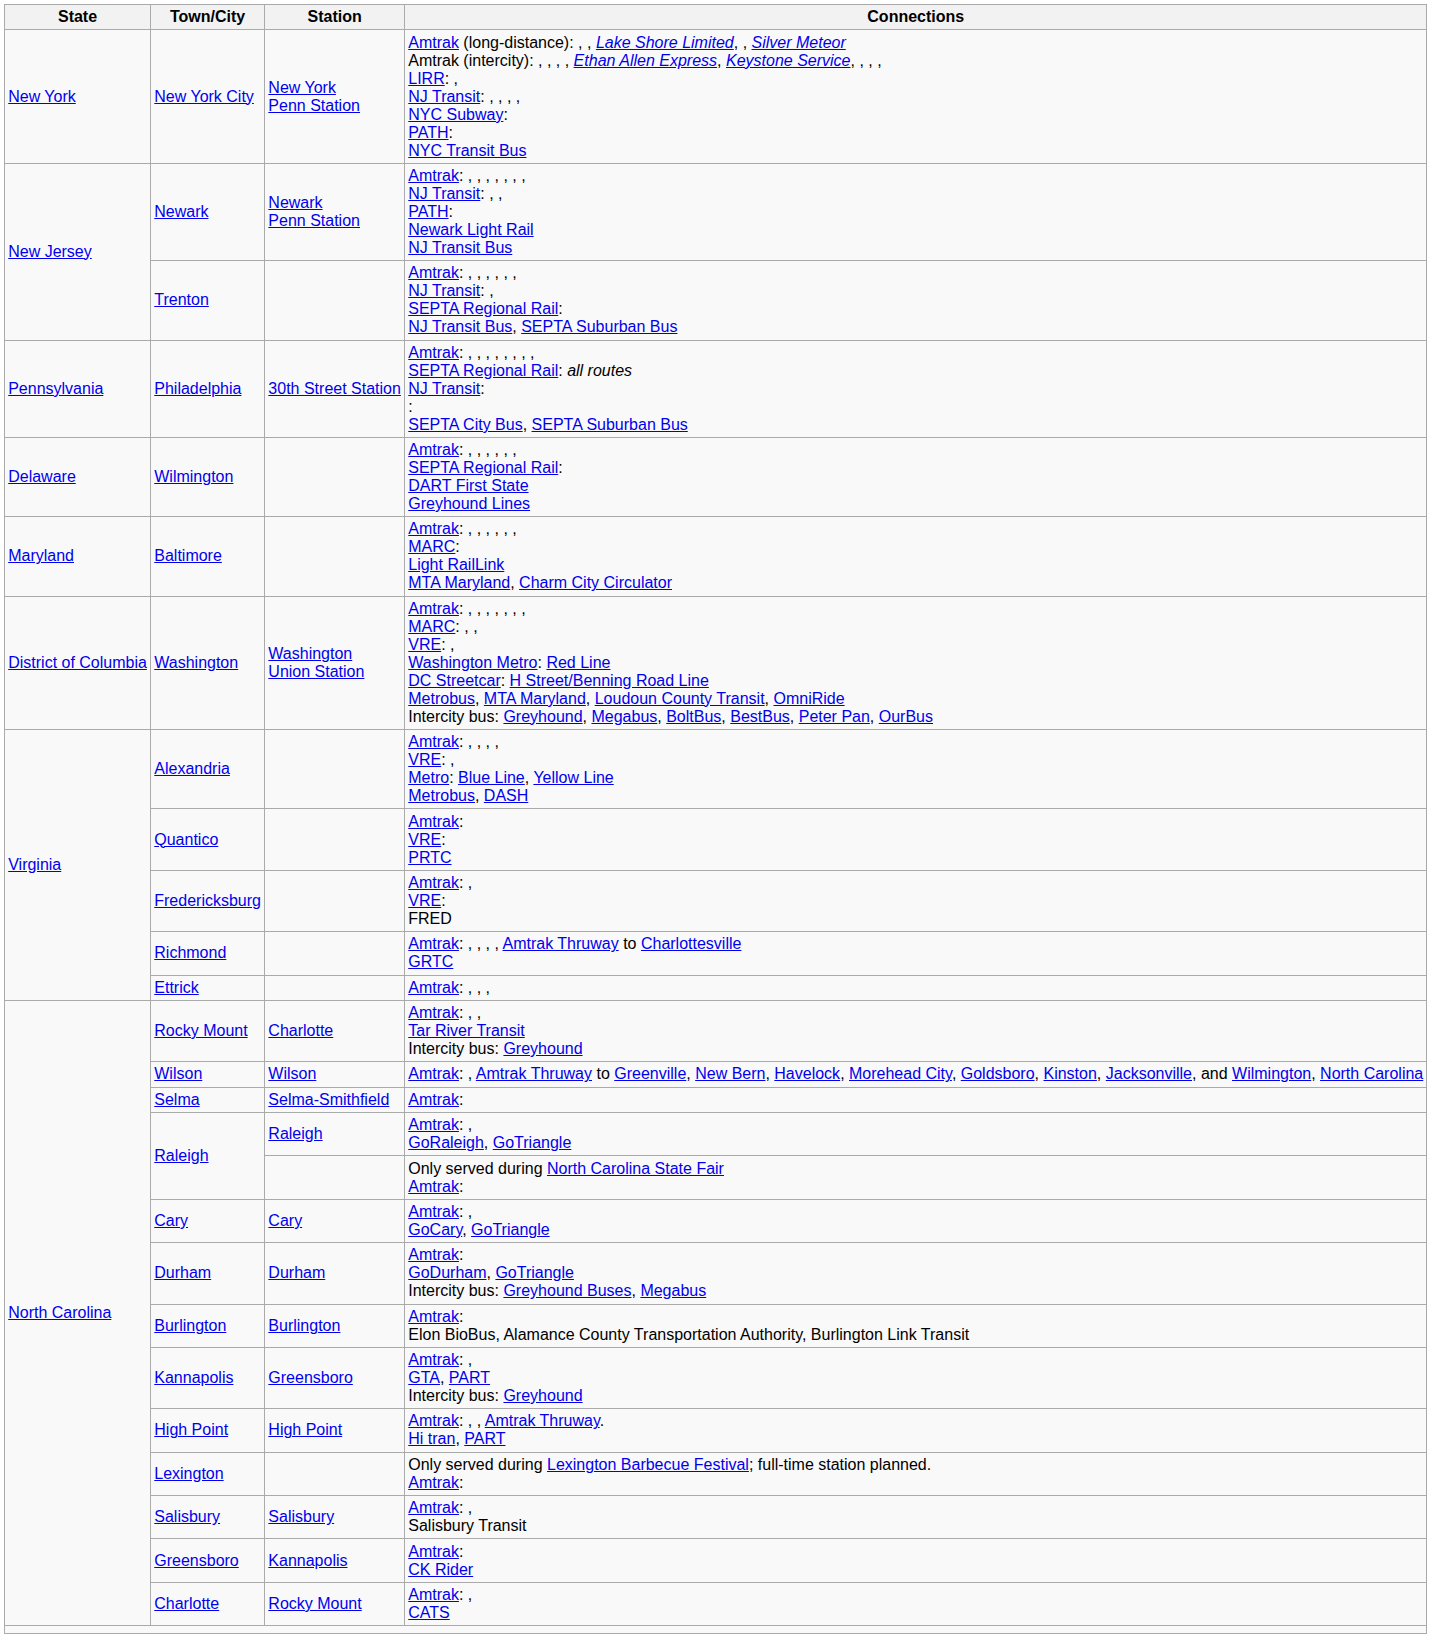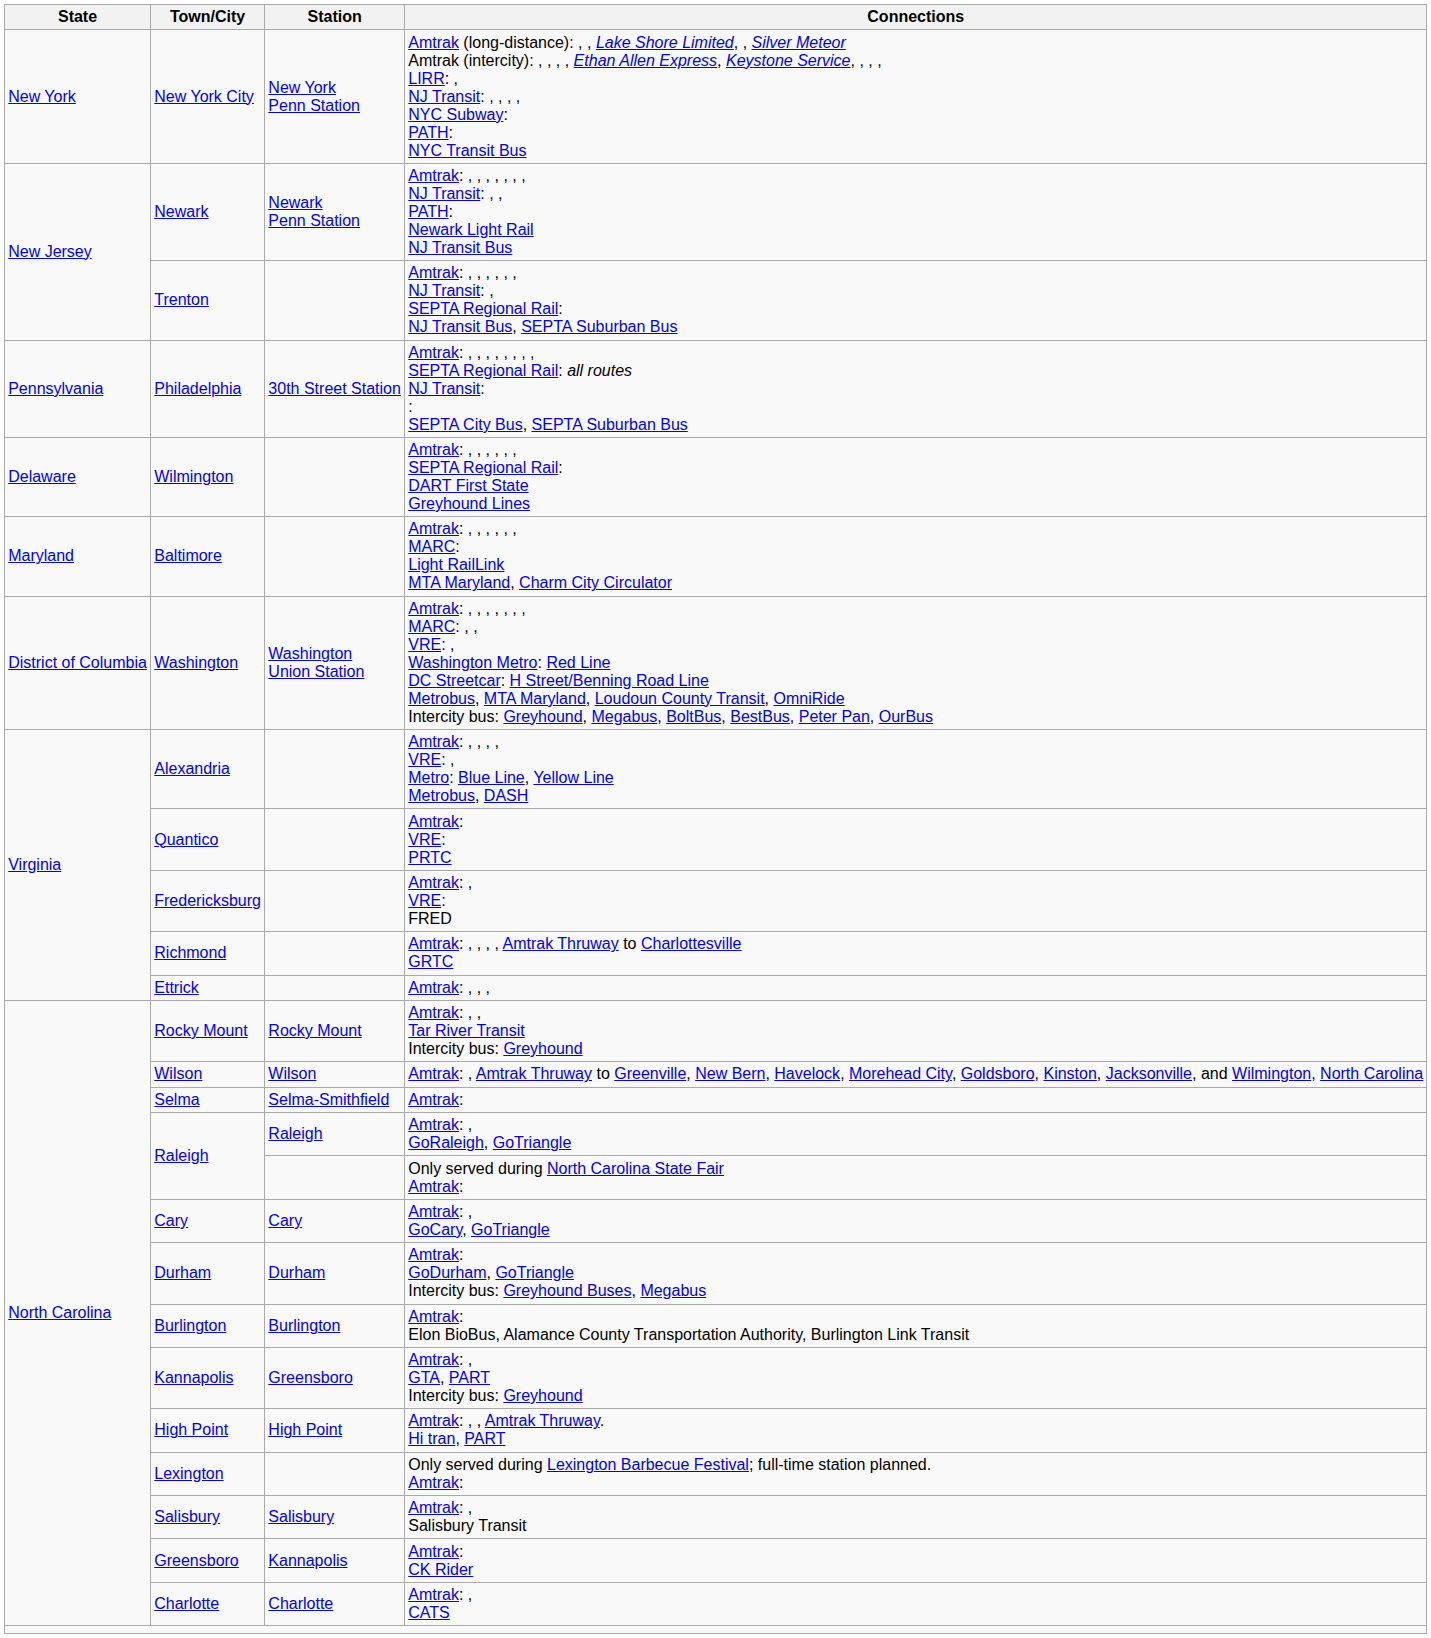(301, 1031) Charlotte -> (315, 1031) Rocky Mount
(315, 1603) Rocky Mount -> (301, 1603) Charlotte
